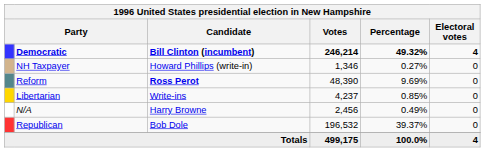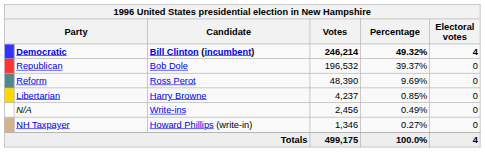rows swapped: (39, 125) <-> (43, 66)
(174, 81) bold -> (173, 81) normal
(168, 96) Write-ins -> (178, 96) Harry Browne
(178, 110) Harry Browne -> (168, 110) Write-ins
